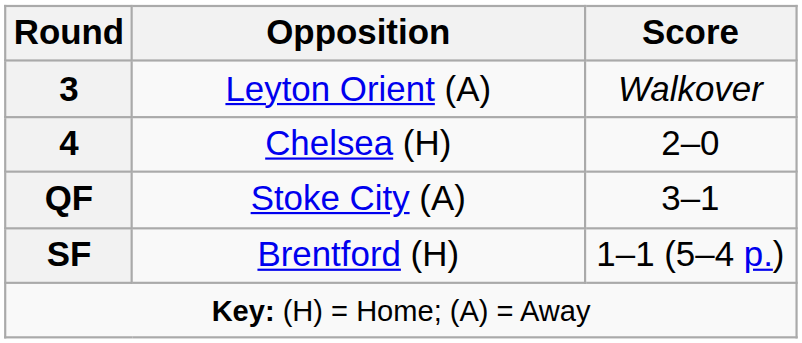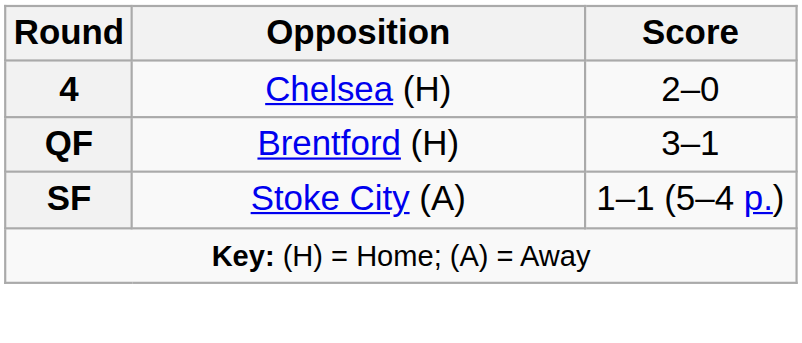- row: (69, 88)
(358, 198) Stoke City (A) -> (358, 143) Brentford (H)
(358, 254) Brentford (H) -> (358, 198) Stoke City (A)
